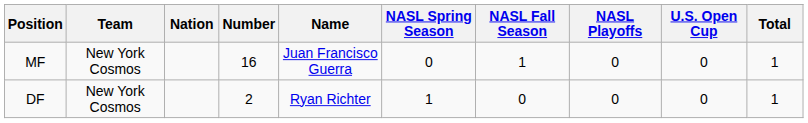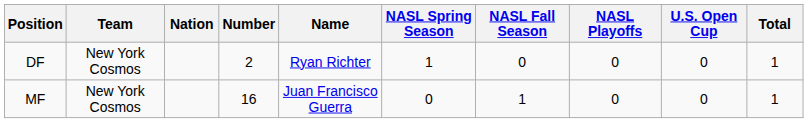rows swapped: (35, 99) <-> (35, 61)
